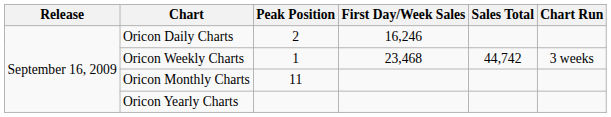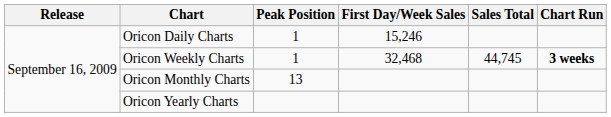(296, 36) 2 -> (296, 36) 1
(403, 36) 16,246 -> (403, 36) 15,246
(403, 58) 23,468 -> (403, 58) 32,468
(503, 58) 44,742 -> (503, 58) 44,745
(572, 58) normal -> (572, 58) bold
(296, 79) 11 -> (296, 79) 13
